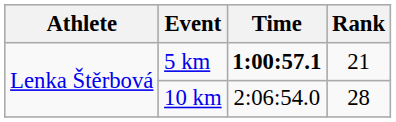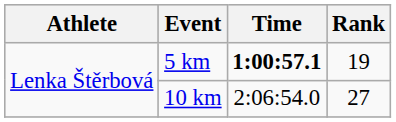(359, 61) 21 -> (359, 61) 19
(359, 98) 28 -> (359, 98) 27
